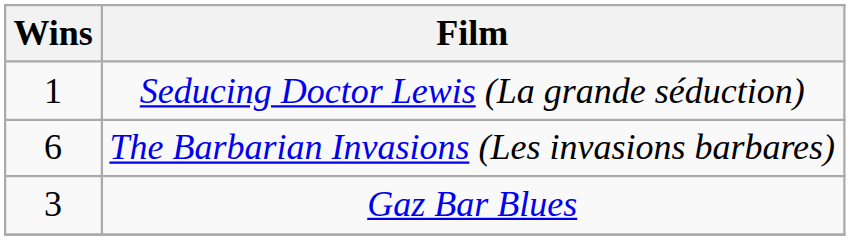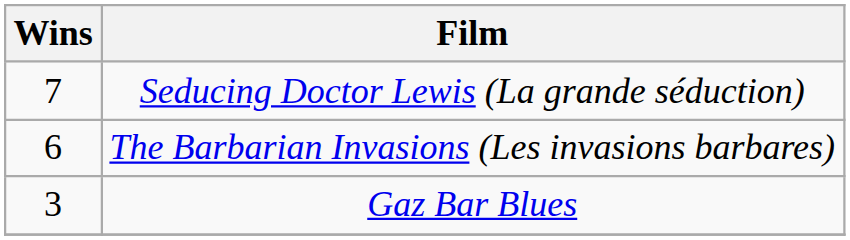(53, 90) 1 -> (53, 90) 7
